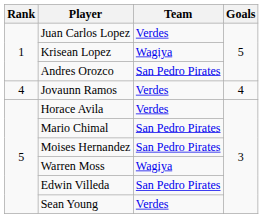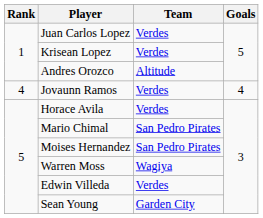(154, 52) Wagiya -> (152, 52) Verdes
(178, 71) San Pedro Pirates -> (156, 71) Altitude
(178, 185) San Pedro Pirates -> (152, 185) Verdes
(152, 204) Verdes -> (165, 204) Garden City
